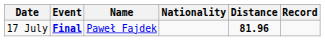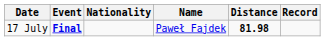columns swapped: (122, 12) <-> (194, 12)
(254, 28) 81.96 -> (254, 28) 81.98
